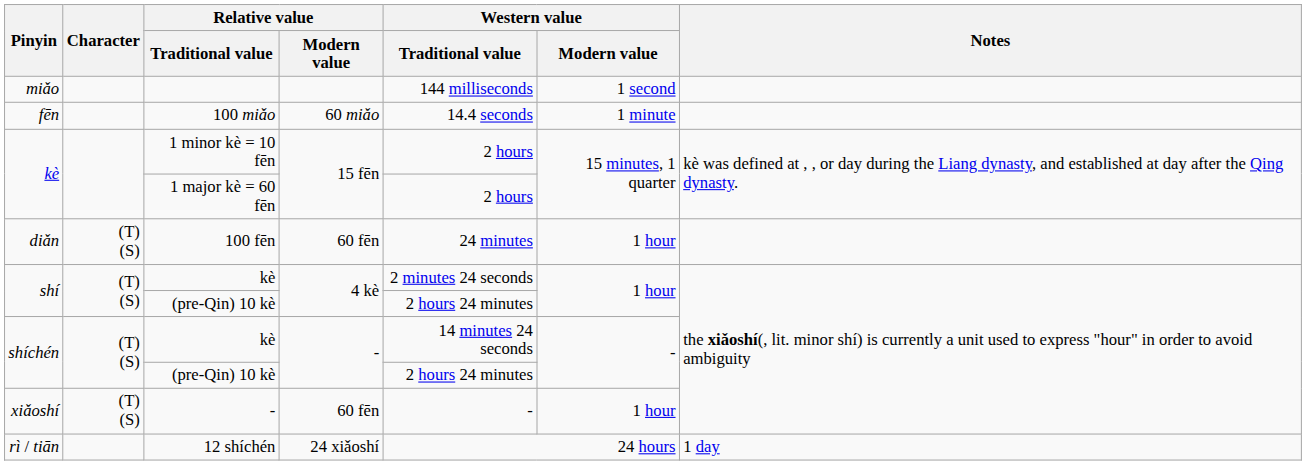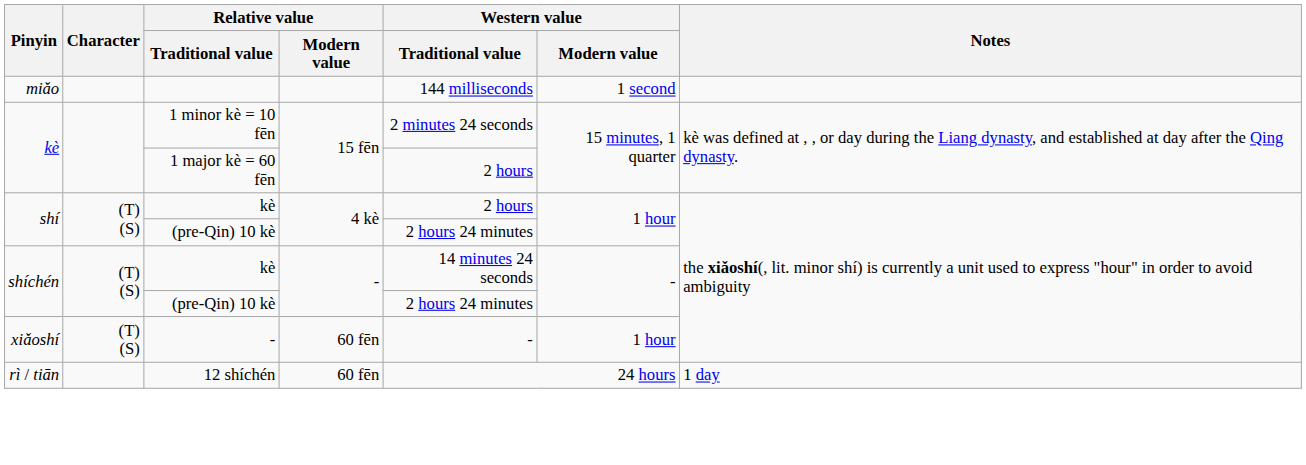- row: (49, 115)
(508, 151) 2 hours -> (461, 124) 2 minutes 24 seconds
- row: (44, 241)
(461, 277) 2 minutes 24 seconds -> (508, 205) 2 hours
(345, 446) 24 xiǎoshí -> (358, 375) 60 fēn
